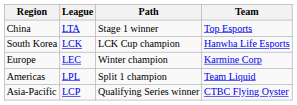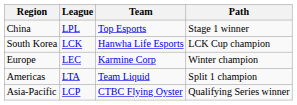columns swapped: (149, 12) <-> (247, 12)
(71, 28) LTA -> (71, 28) LPL
(71, 76) LPL -> (71, 76) LTA
